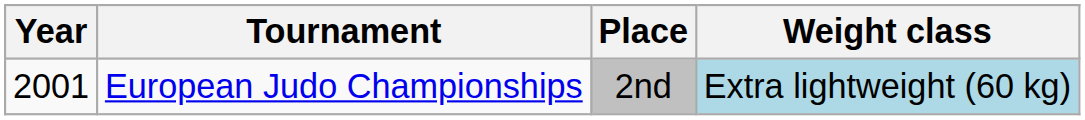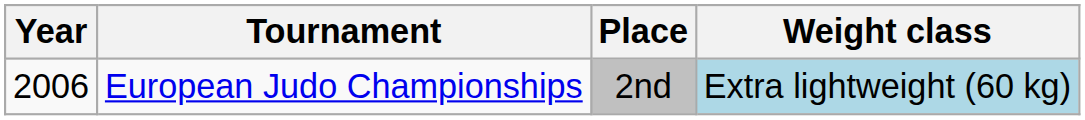(51, 85) 2001 -> (51, 85) 2006
